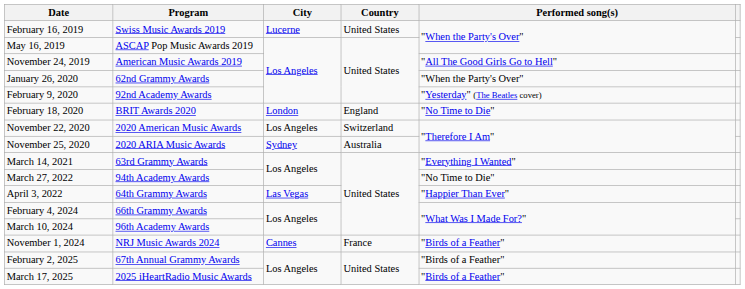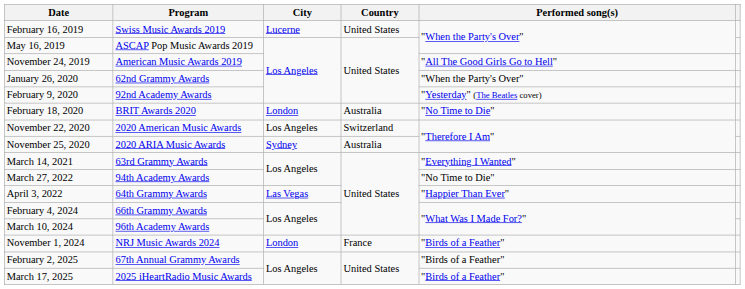(361, 111) England -> (363, 111) Australia
(281, 243) Cannes -> (282, 243) London
